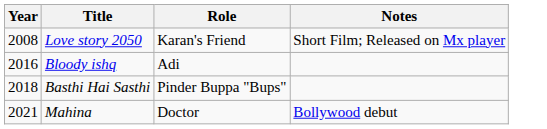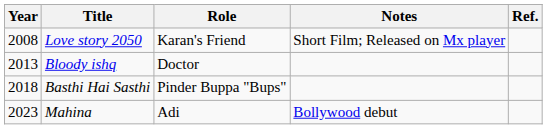+ column: (525, 16)
(23, 64) 2016 -> (23, 64) 2013
(168, 64) Adi -> (178, 64) Doctor
(23, 111) 2021 -> (23, 111) 2023
(178, 111) Doctor -> (168, 111) Adi
